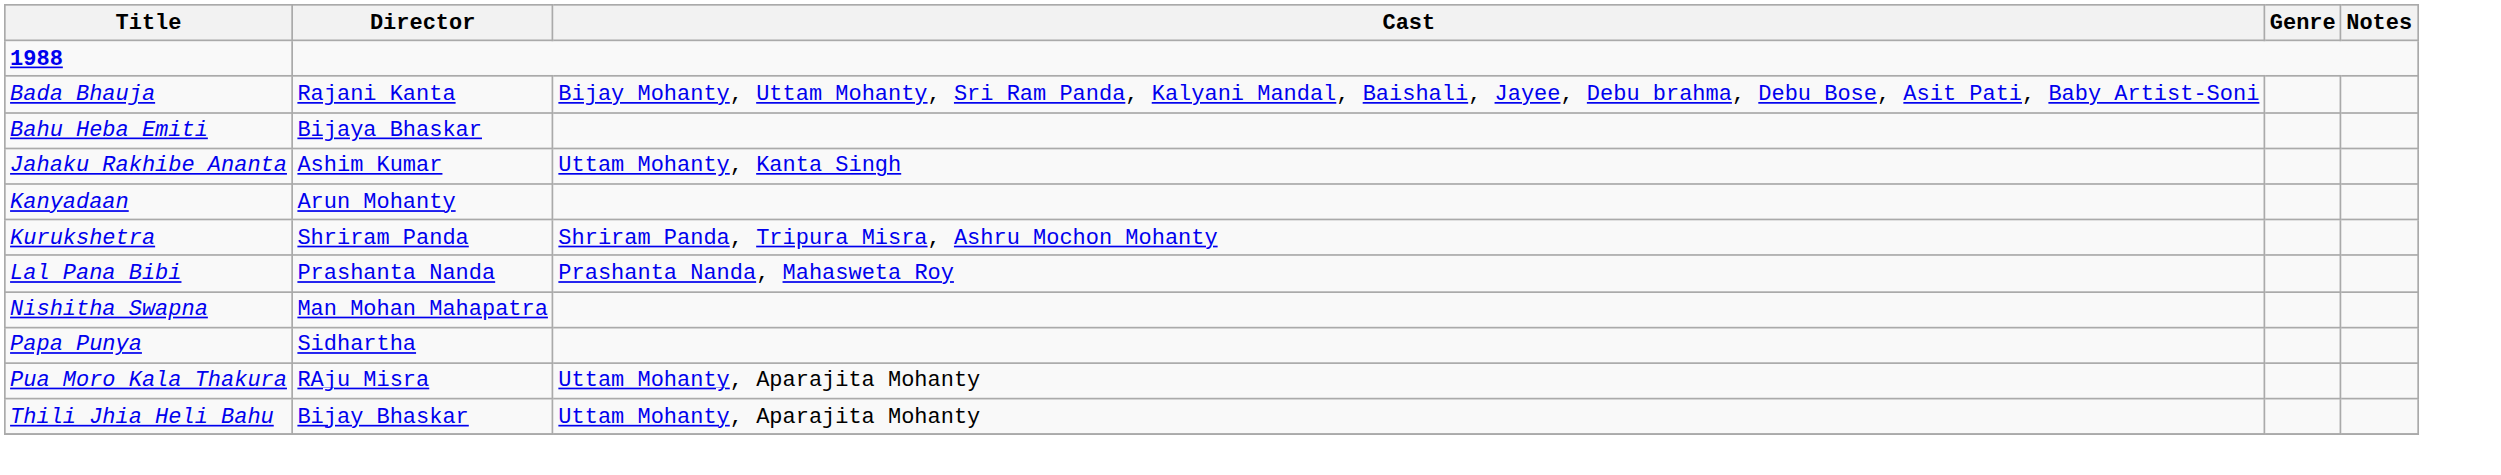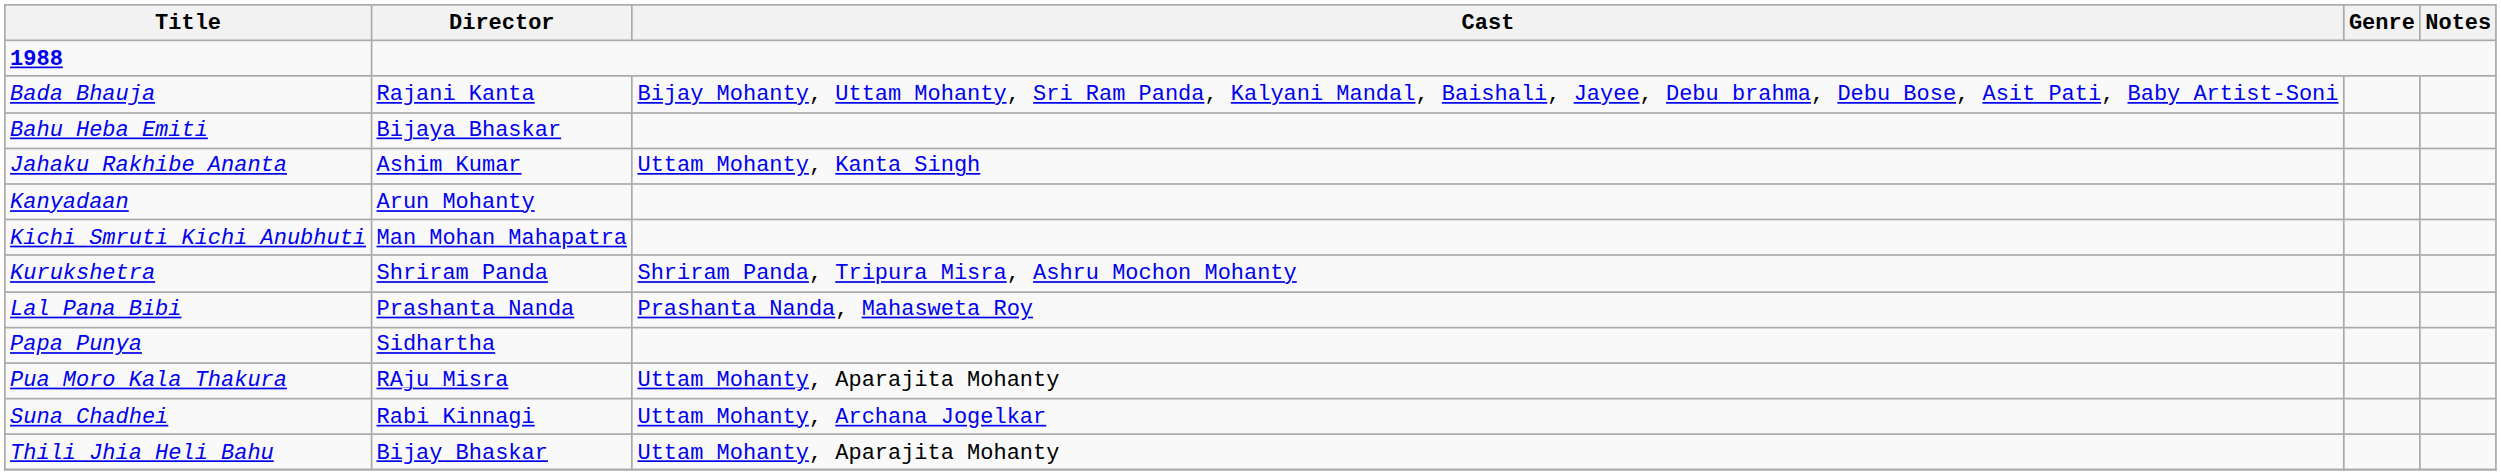+ row: (188, 238)
- row: (109, 309)
+ row: (89, 417)
